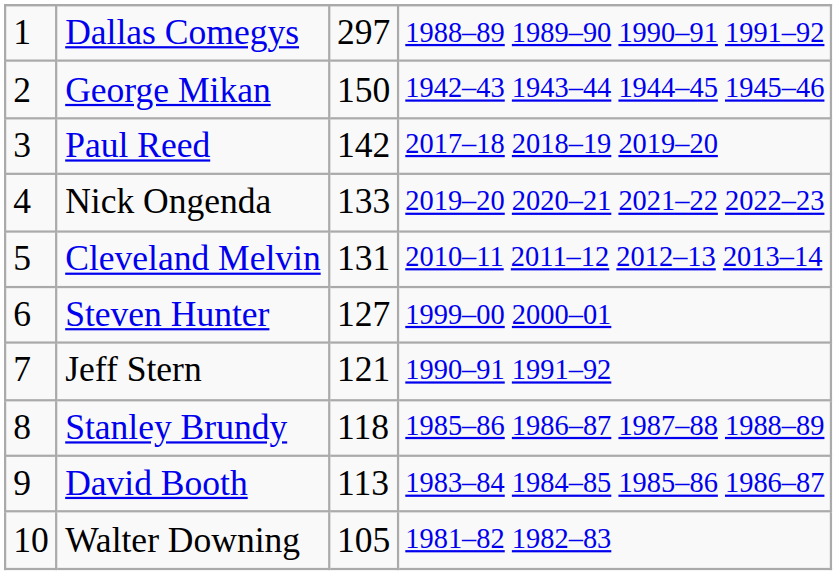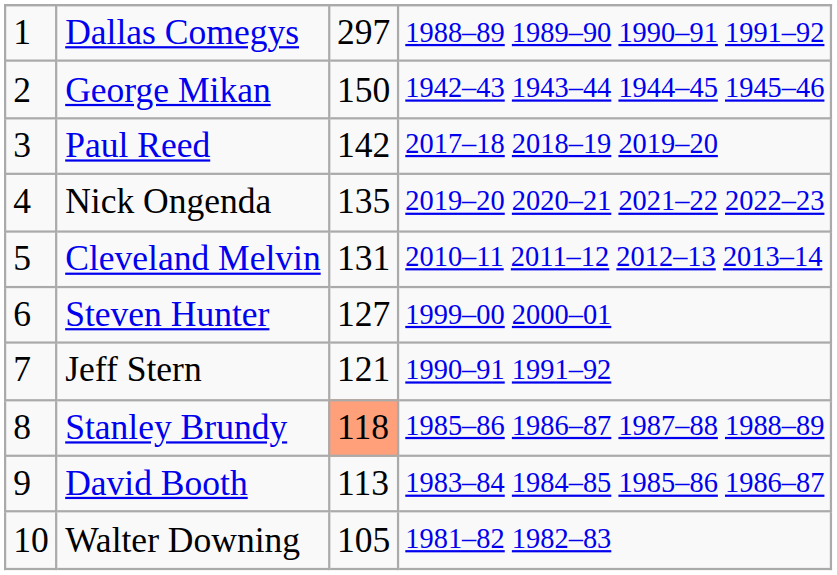(364, 201) 133 -> (364, 201) 135
(363, 426) no background -> (363, 426) lightsalmon background
